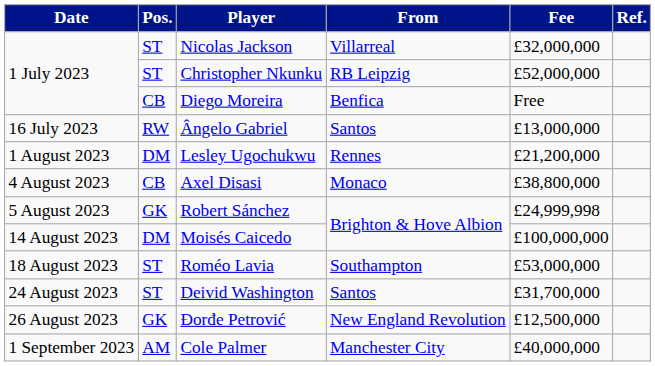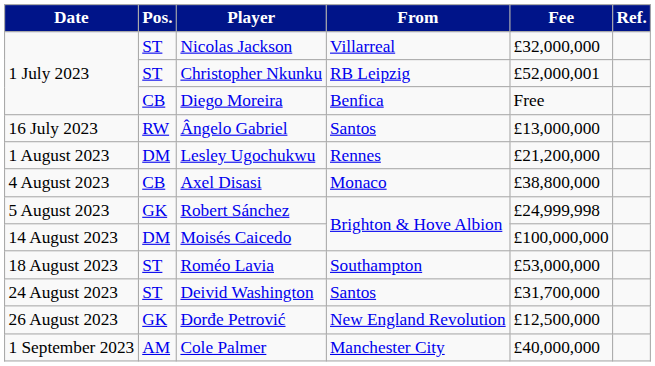(557, 73) £52,000,000 -> (557, 73) £52,000,001
